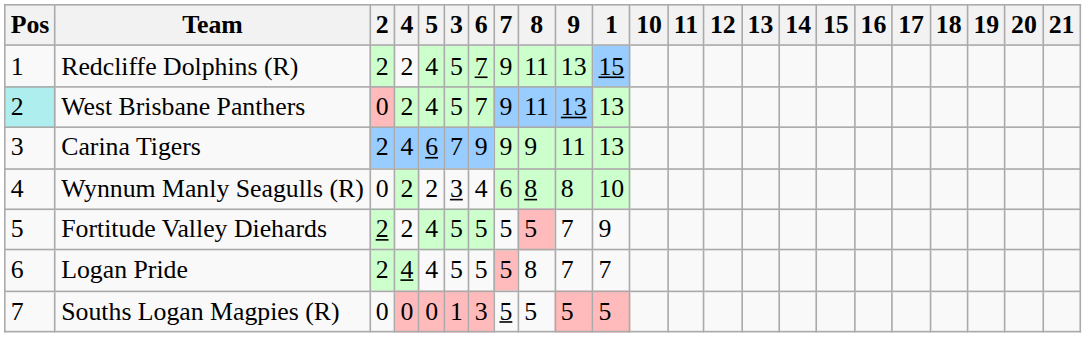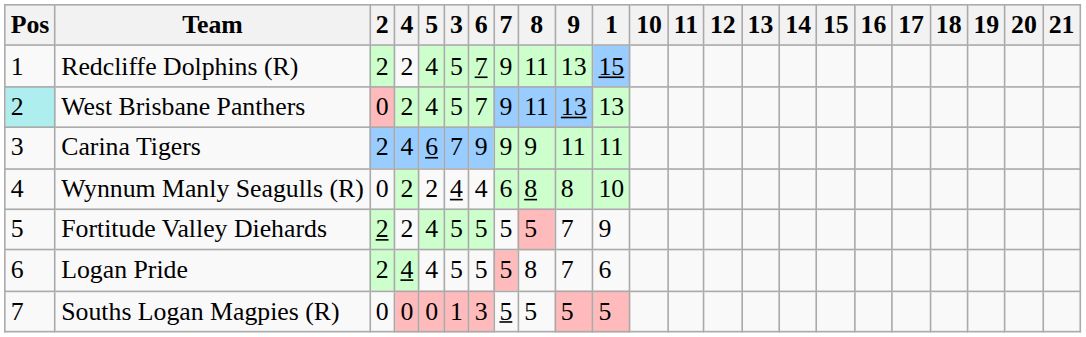(611, 147) 13 -> (611, 147) 11
(456, 188) 3 -> (456, 188) 4
(605, 270) 7 -> (605, 270) 6
